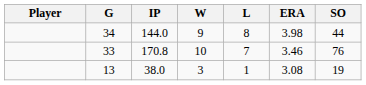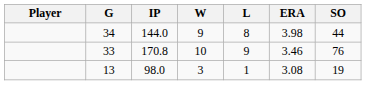(246, 51) 7 -> (246, 51) 9
(155, 70) 38.0 -> (155, 70) 98.0
